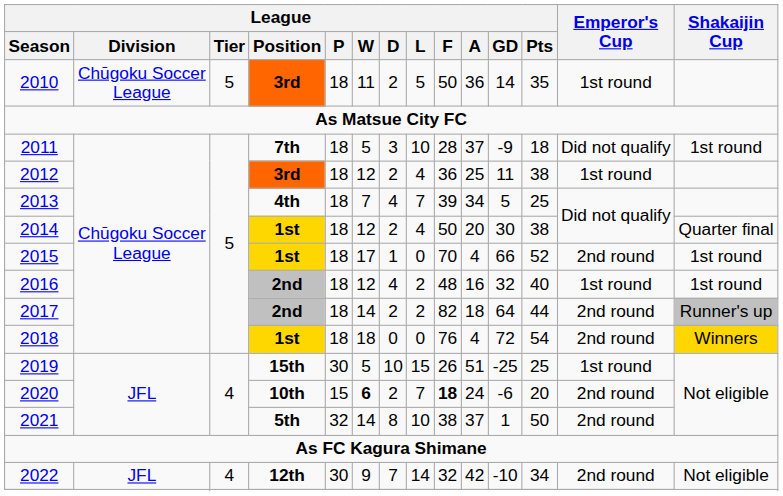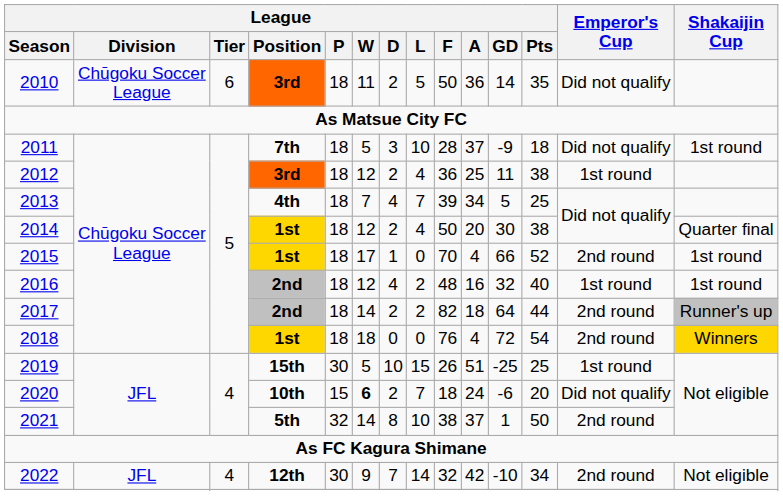(229, 82) 5 -> (229, 82) 6
(616, 82) 1st round -> (616, 82) Did not qualify
(448, 393) bold -> (448, 393) normal
(616, 393) 2nd round -> (616, 393) Did not qualify
